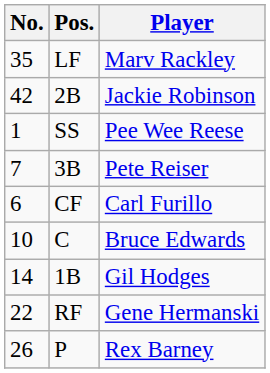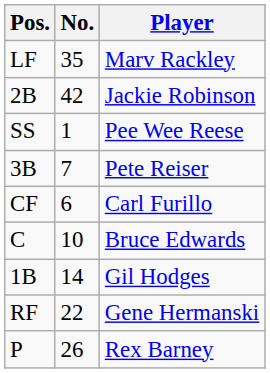columns swapped: (27, 22) <-> (74, 22)
